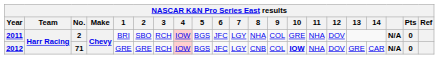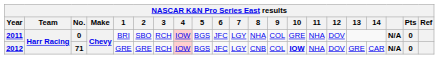(79, 35) 2 -> (79, 35) 0
